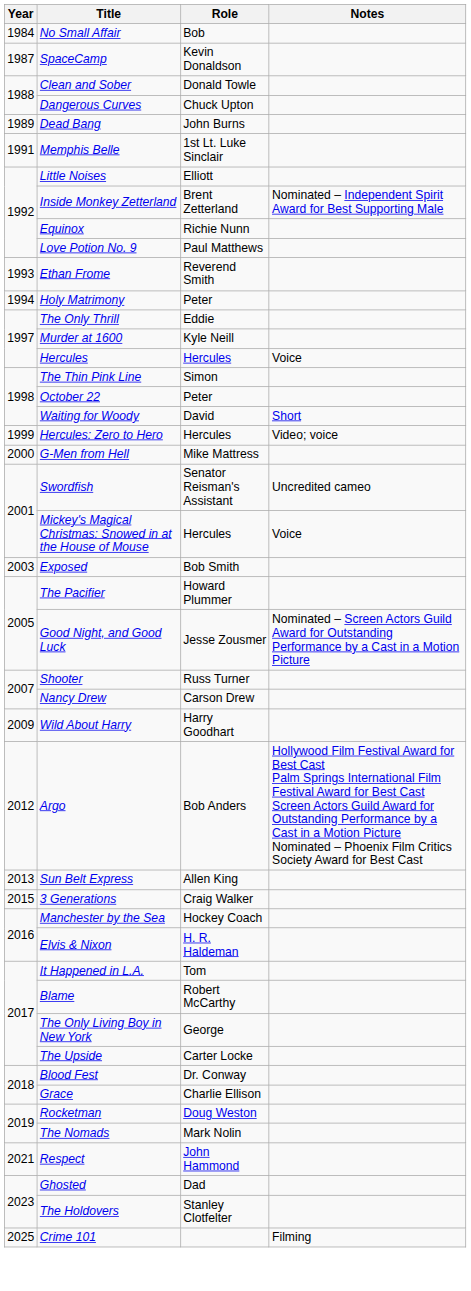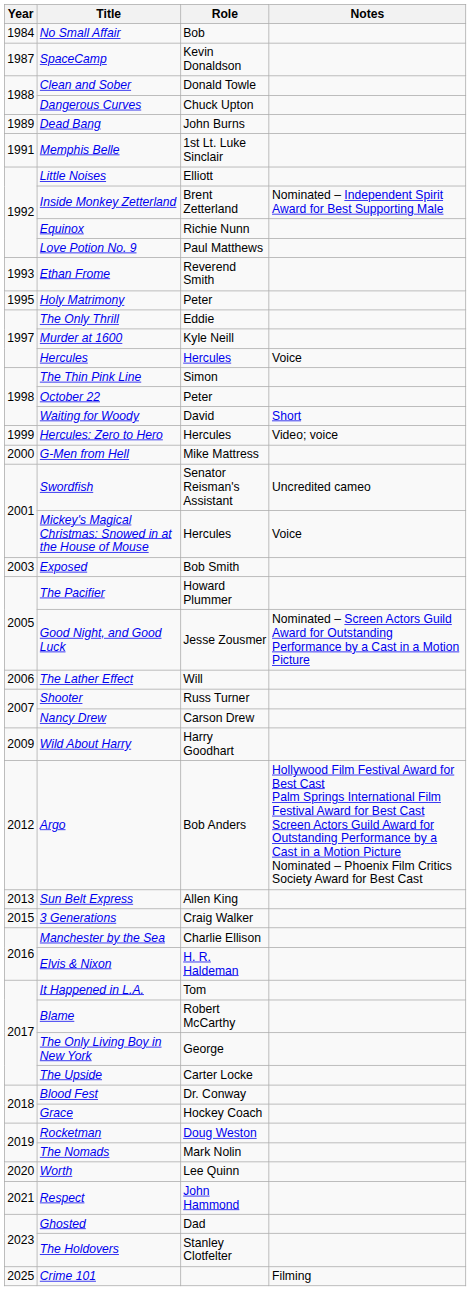(21, 300) 1994 -> (21, 300) 1995
+ row: (86, 679)
(223, 918) Hockey Coach -> (222, 937) Charlie Ellison
(222, 1094) Charlie Ellison -> (223, 1113) Hockey Coach
+ row: (56, 1171)
